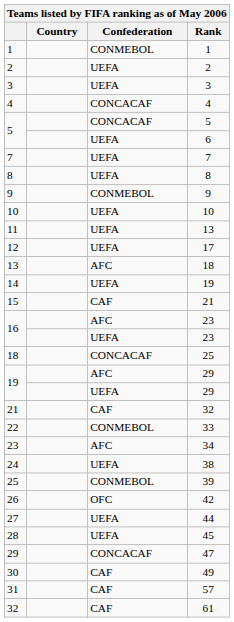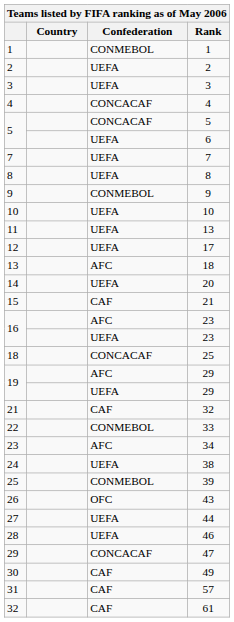(208, 283) 19 -> (208, 283) 20
(208, 499) 42 -> (208, 499) 43
(208, 535) 45 -> (208, 535) 46
